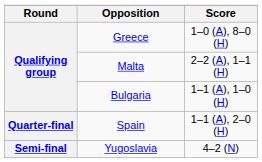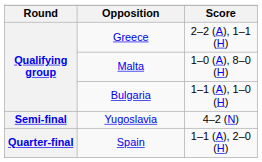(221, 37) 1–0 (A), 8–0 (H) -> (221, 37) 2–2 (A), 1–1 (H)
(221, 66) 2–2 (A), 1–1 (H) -> (221, 66) 1–0 (A), 8–0 (H)
rows swapped: (131, 125) <-> (131, 149)
